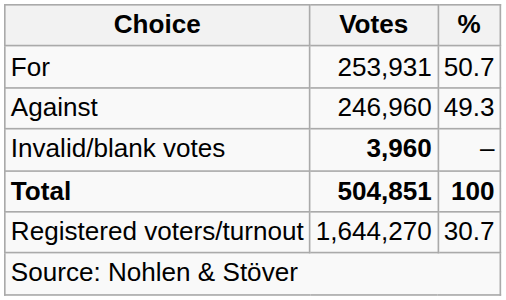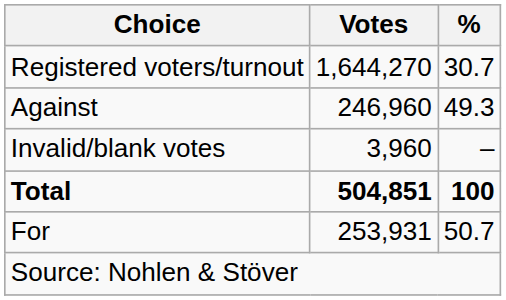rows swapped: (30, 66) <-> (157, 231)
(399, 149) bold -> (399, 149) normal
